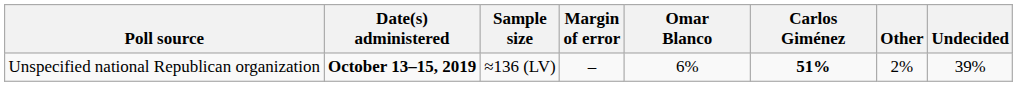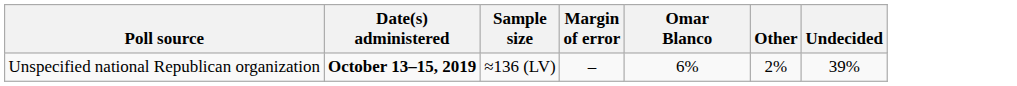- column: (813, 28)
